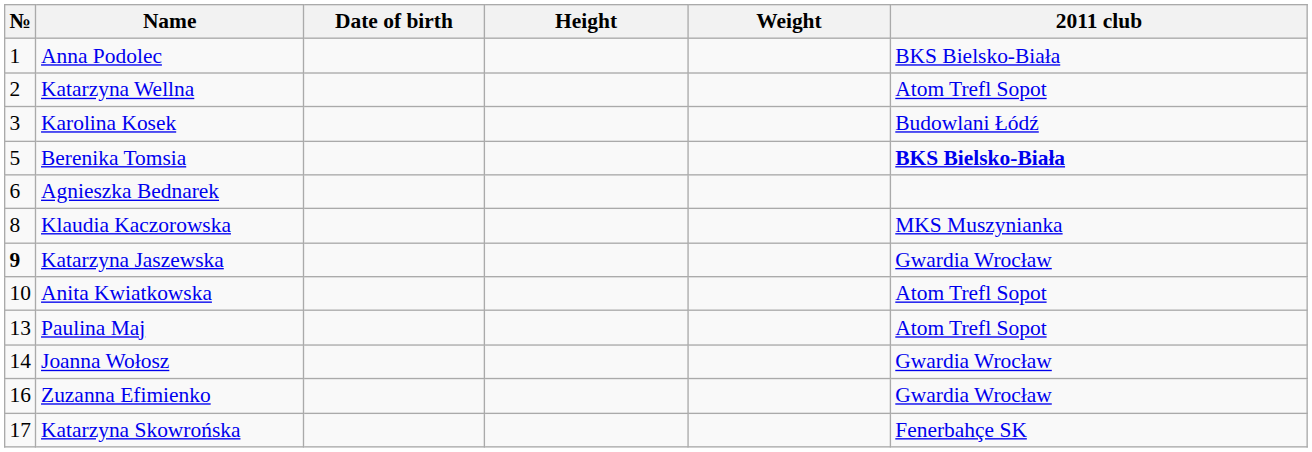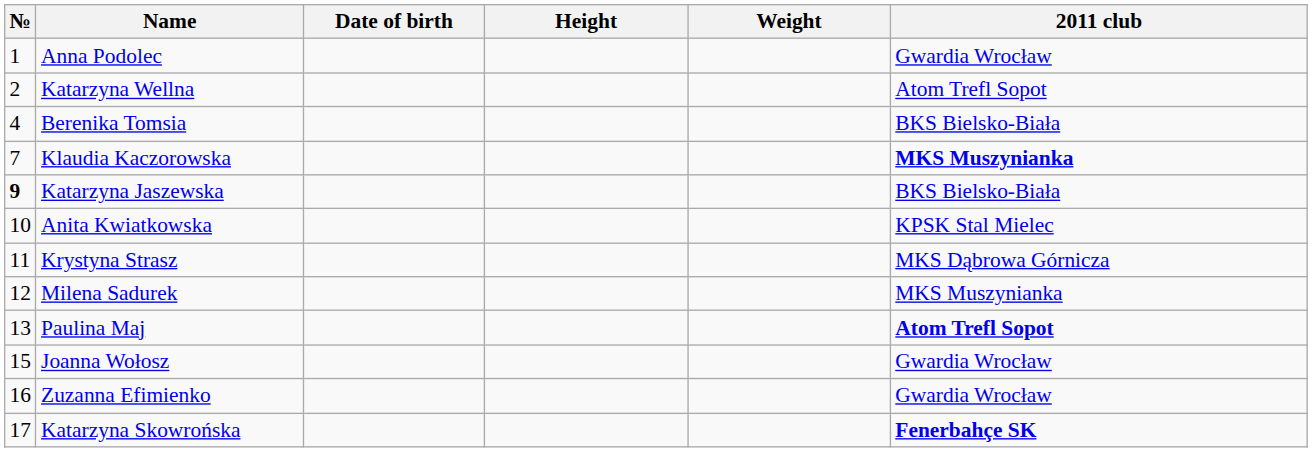(978, 55) BKS Bielsko-Biała -> (974, 55) Gwardia Wrocław
- row: (109, 123)
(15, 157) 5 -> (15, 123) 4
(980, 157) bold -> (978, 123) normal
- row: (130, 191)
(15, 225) 8 -> (15, 157) 7
(979, 225) normal -> (984, 157) bold
(974, 259) Gwardia Wrocław -> (978, 191) BKS Bielsko-Biała
(971, 293) Atom Trefl Sopot -> (974, 225) KPSK Stal Mielec
+ row: (109, 259)
+ row: (109, 293)
(971, 327) normal -> (974, 327) bold
(20, 361) 14 -> (20, 361) 15
(961, 429) normal -> (966, 429) bold
